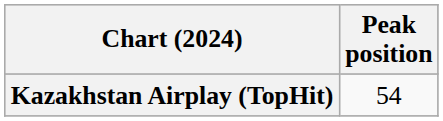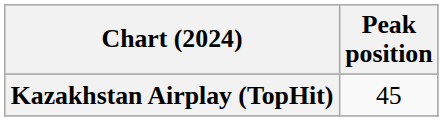(389, 94) 54 -> (389, 94) 45
